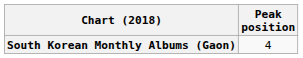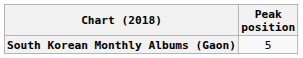(268, 45) 4 -> (268, 45) 5
